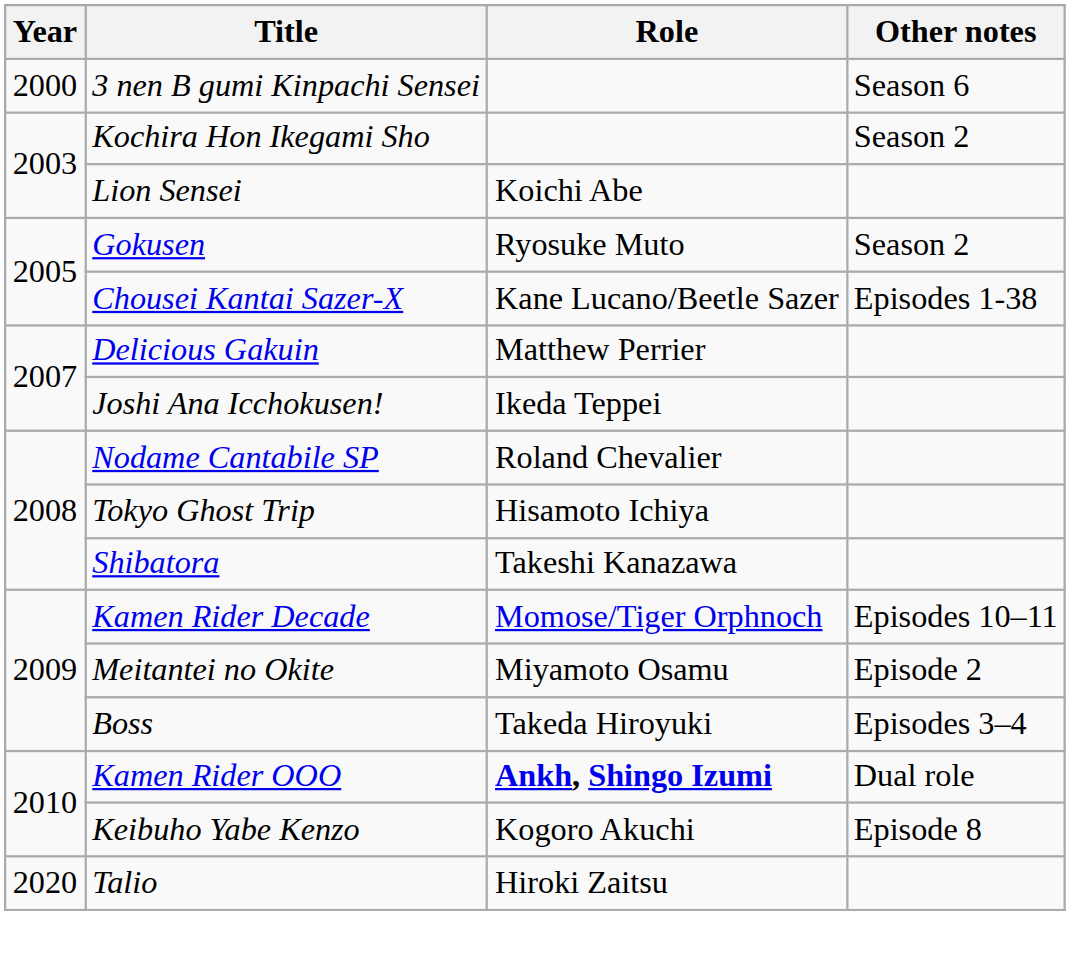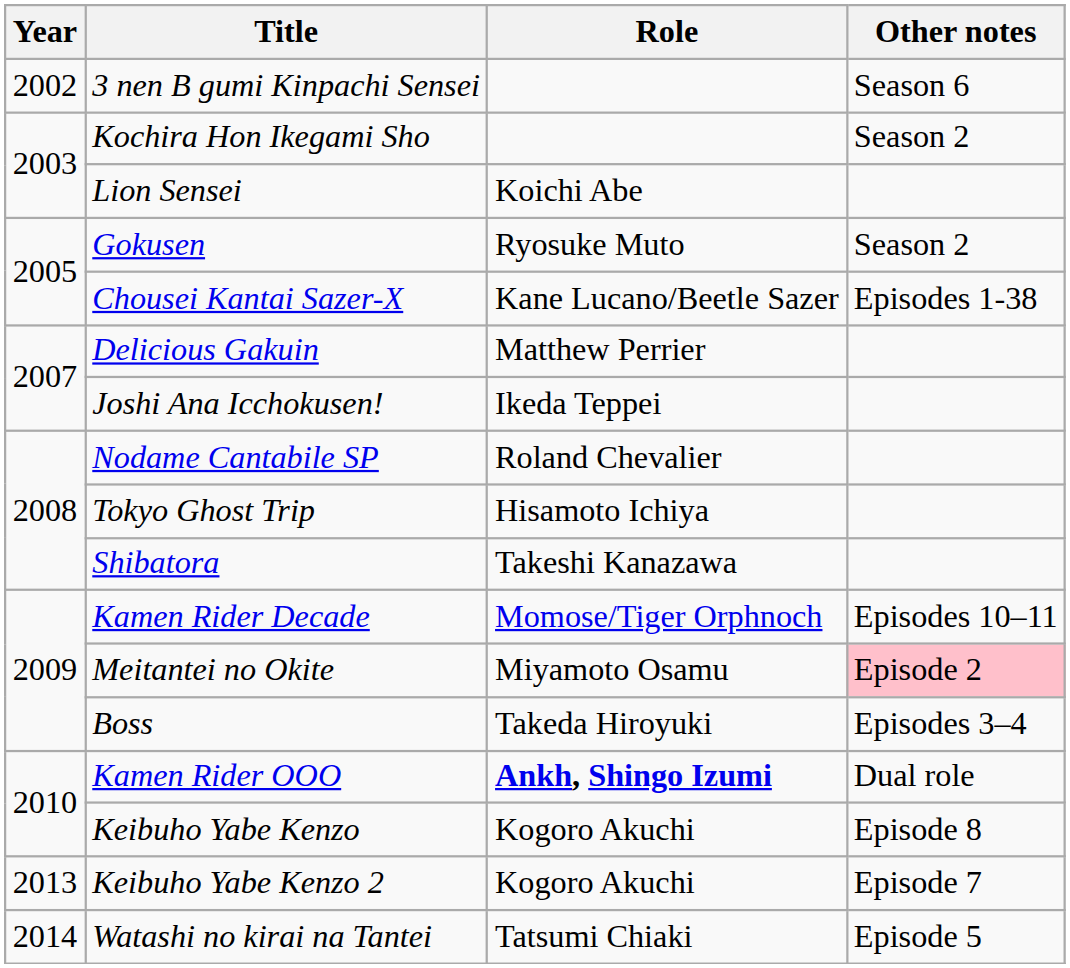(45, 84) 2000 -> (45, 84) 2002
(918, 669) no background -> (918, 669) pink background
+ row: (238, 882)
+ row: (262, 935)
- row: (125, 882)
